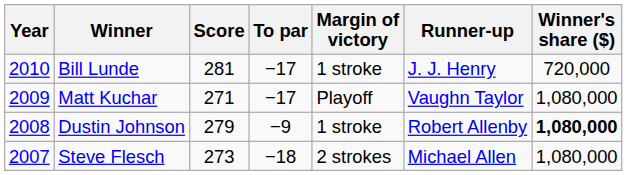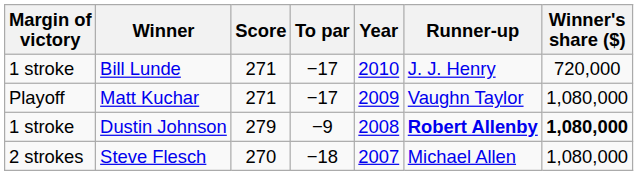columns swapped: (29, 30) <-> (358, 30)
(219, 69) 281 -> (261, 69) 271
(468, 127) normal -> (473, 127) bold
(219, 156) 273 -> (261, 156) 270
